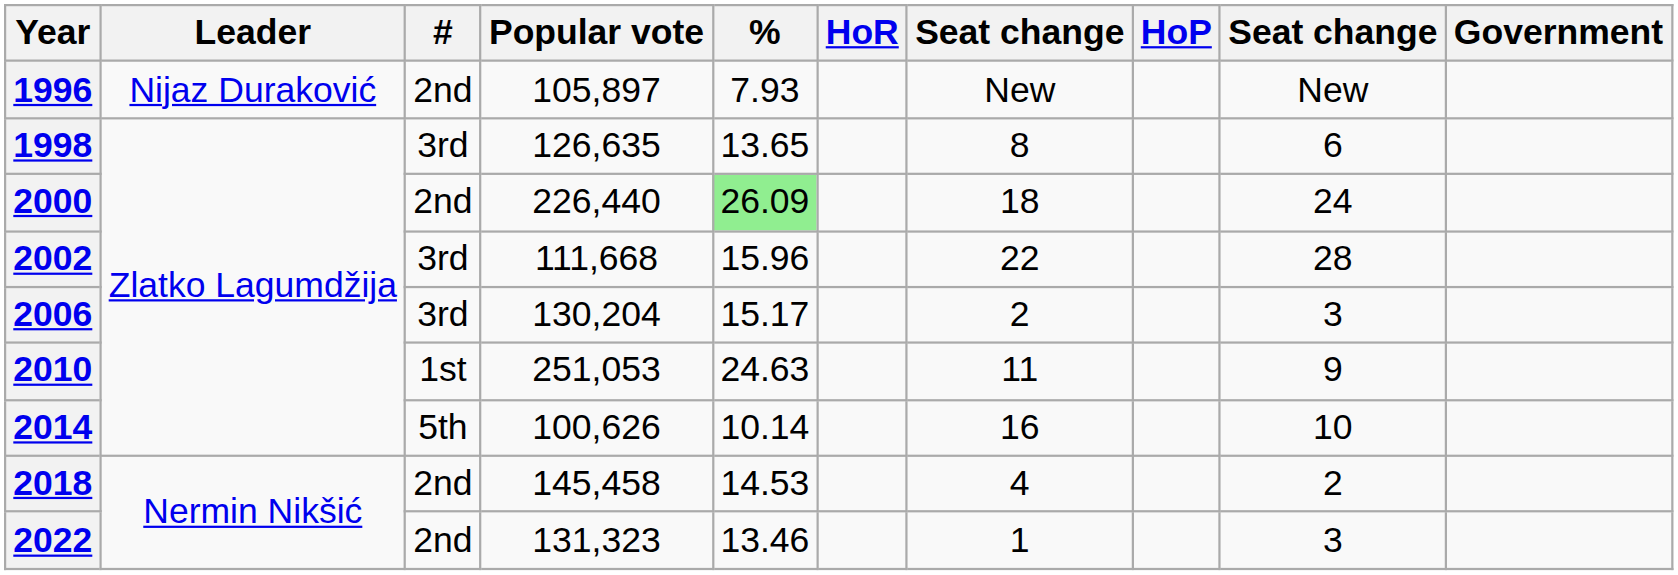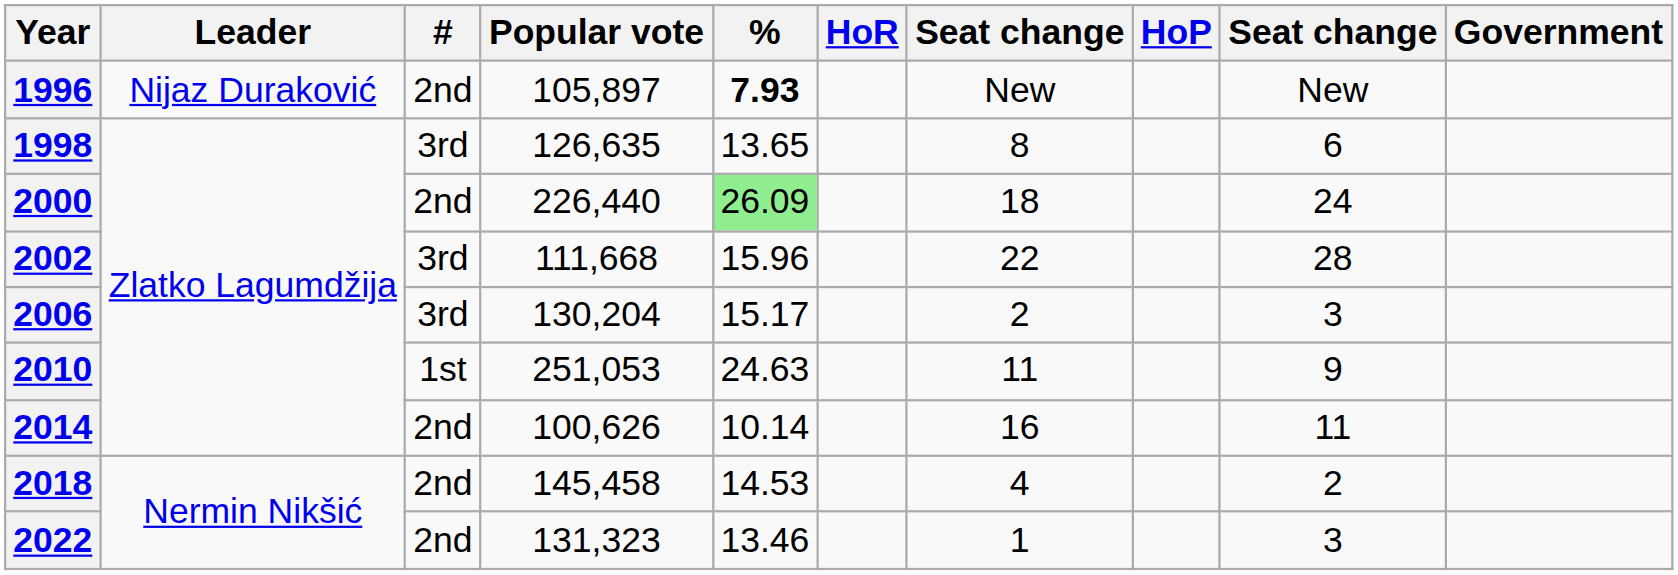(765, 88) normal -> (765, 88) bold
(443, 426) 5th -> (443, 426) 2nd
(1333, 426) 10 -> (1333, 426) 11
